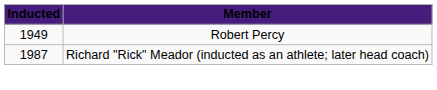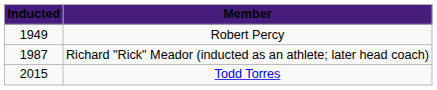+ row: (248, 74)
